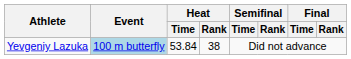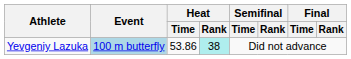(183, 46) 53.84 -> (183, 46) 53.86
(214, 46) no background -> (214, 46) paleturquoise background
